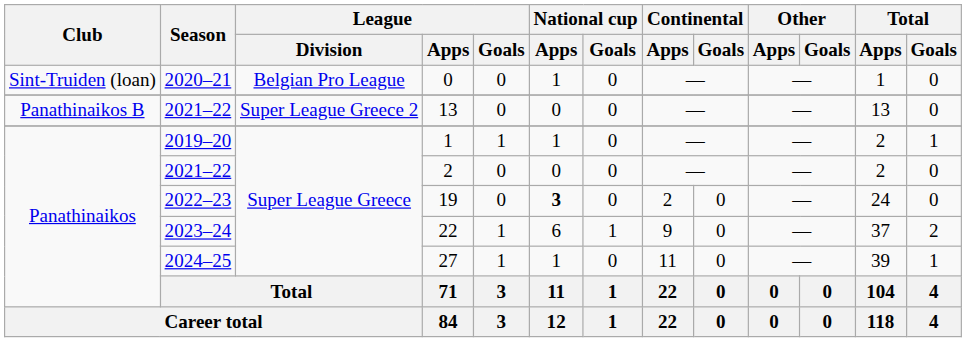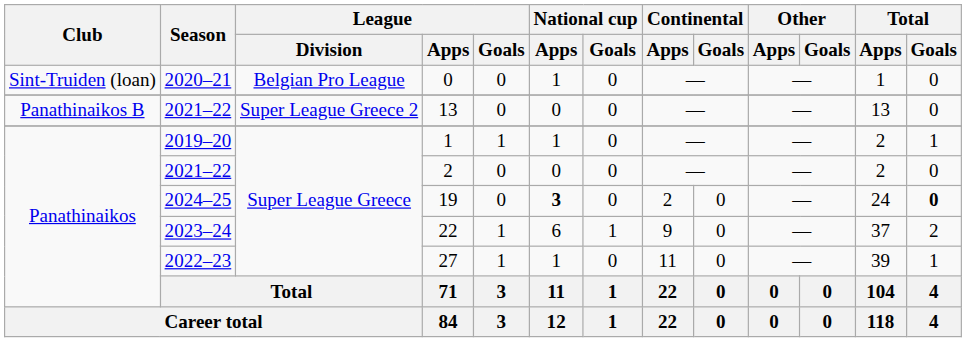(198, 200) 2022–23 -> (198, 200) 2024–25
(934, 200) normal -> (934, 200) bold
(198, 261) 2024–25 -> (198, 261) 2022–23
